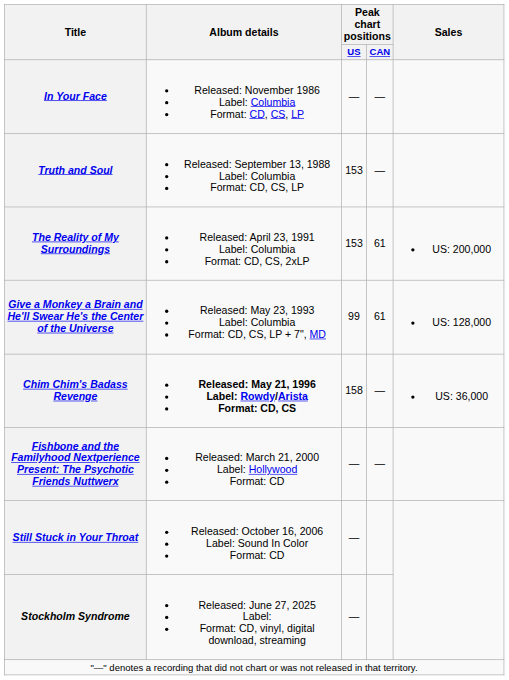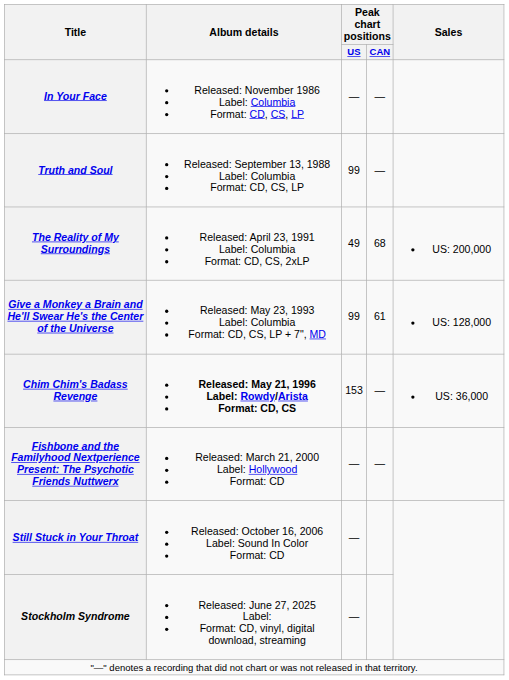(354, 170) 153 -> (354, 170) 99
(354, 243) 153 -> (354, 243) 49
(380, 243) 61 -> (380, 243) 68
(354, 390) 158 -> (354, 390) 153
